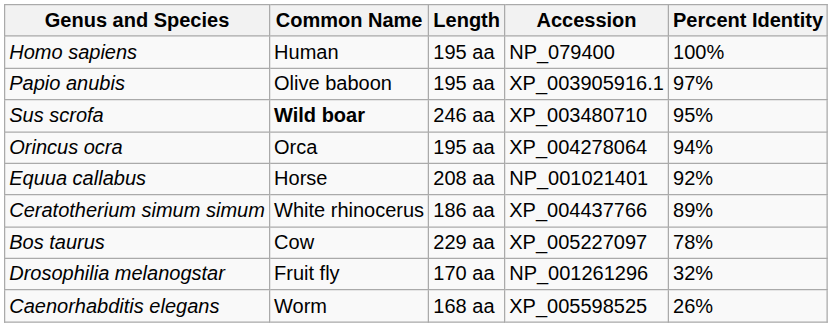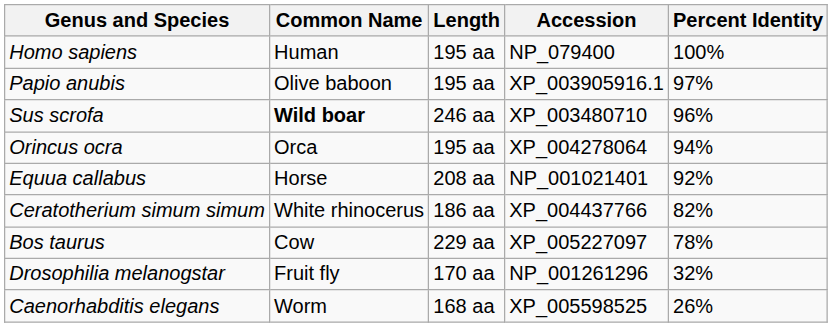(693, 115) 95% -> (693, 115) 96%
(693, 210) 89% -> (693, 210) 82%
